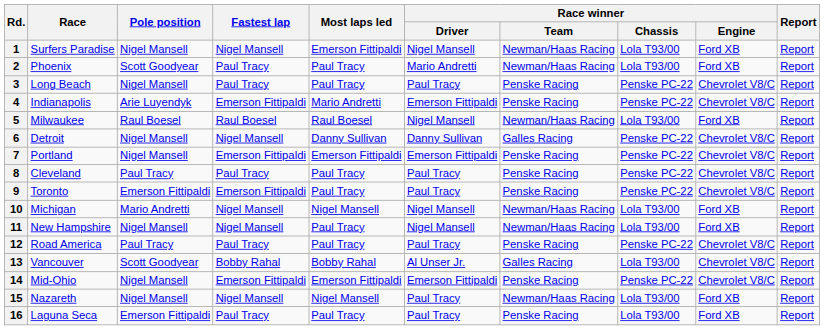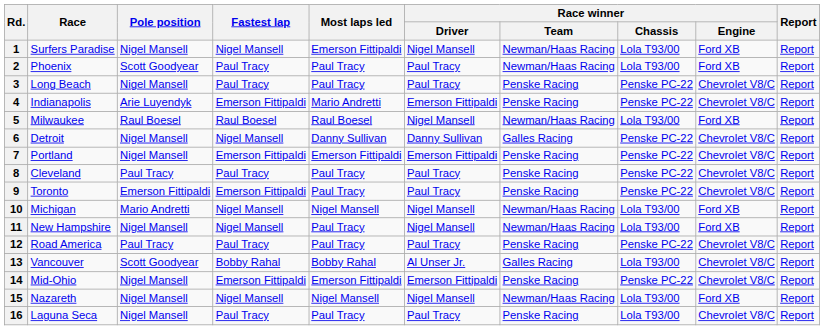(442, 66) Mario Andretti -> (434, 66) Paul Tracy
(434, 298) Paul Tracy -> (441, 298) Nigel Mansell
(165, 315) Emerson Fittipaldi -> (154, 315) Nigel Mansell
(719, 315) Ford XB -> (737, 315) Chevrolet V8/C
